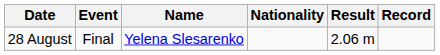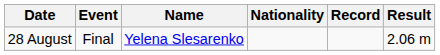columns swapped: (353, 15) <-> (406, 15)
